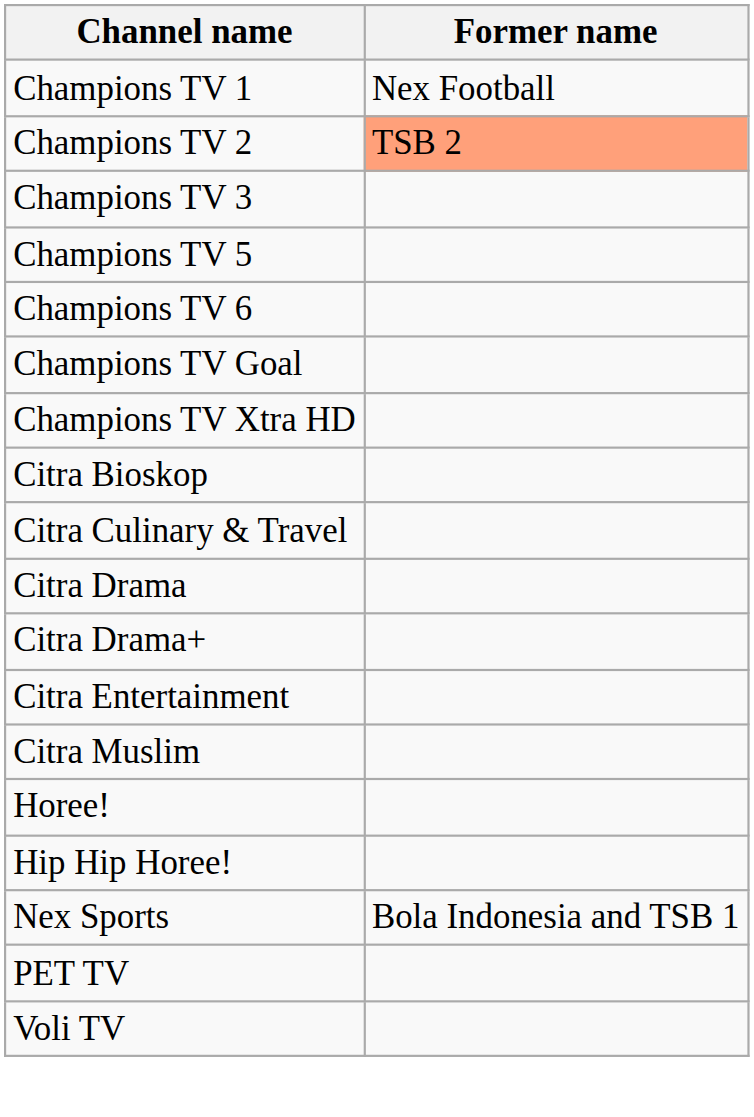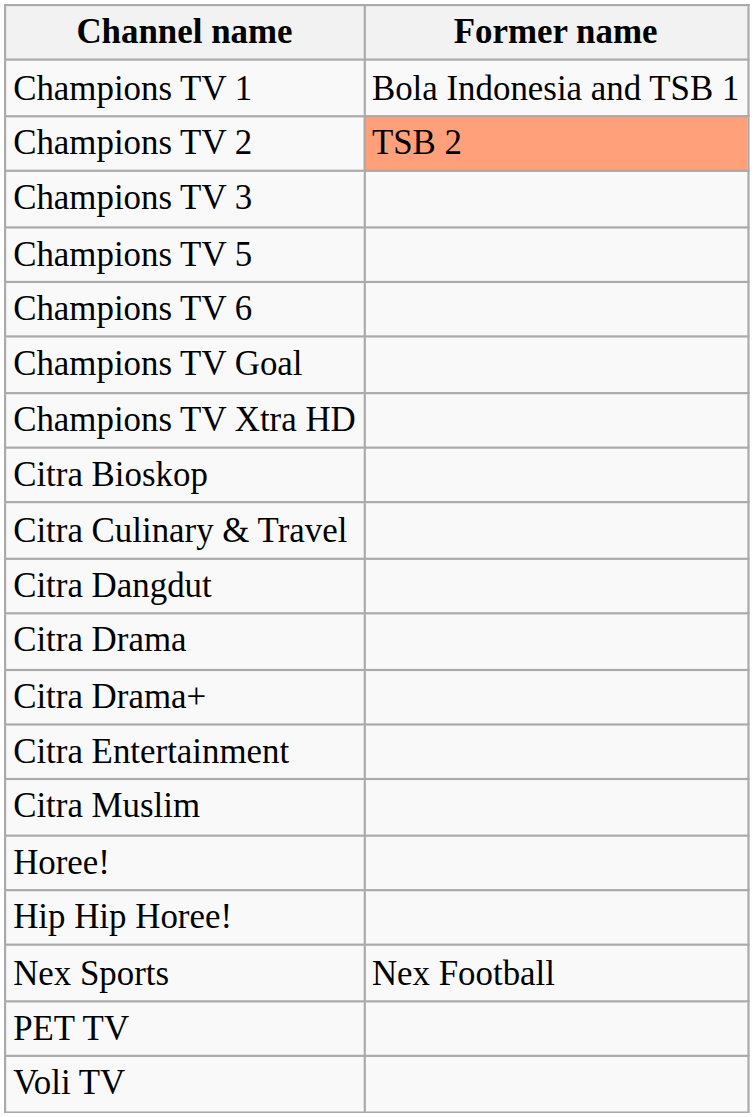(463, 87) Nex Football -> (556, 87) Bola Indonesia and TSB 1
+ row: (112, 585)
(556, 917) Bola Indonesia and TSB 1 -> (463, 972) Nex Football
